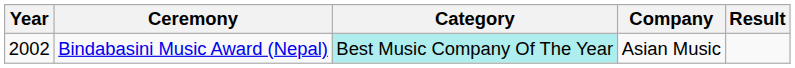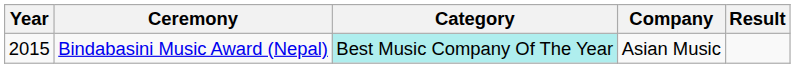(29, 48) 2002 -> (29, 48) 2015
